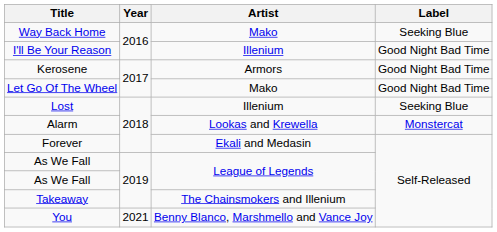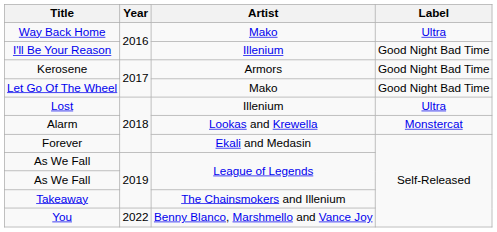(434, 32) Seeking Blue -> (434, 32) Ultra
(434, 106) Seeking Blue -> (434, 106) Ultra
(136, 217) 2021 -> (136, 217) 2022
